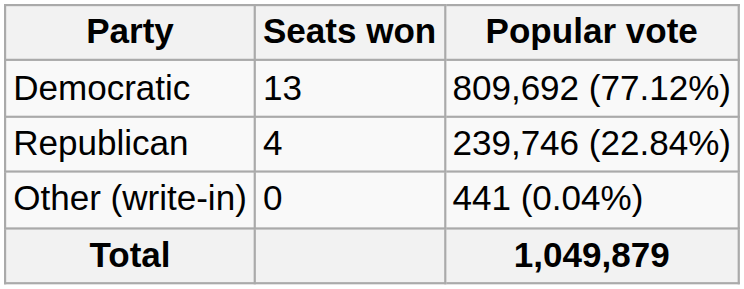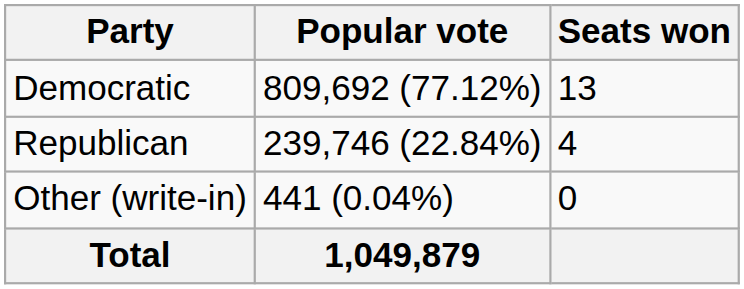columns swapped: (592, 32) <-> (350, 32)
